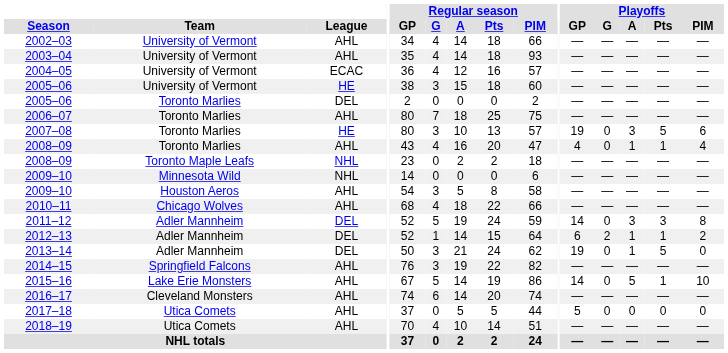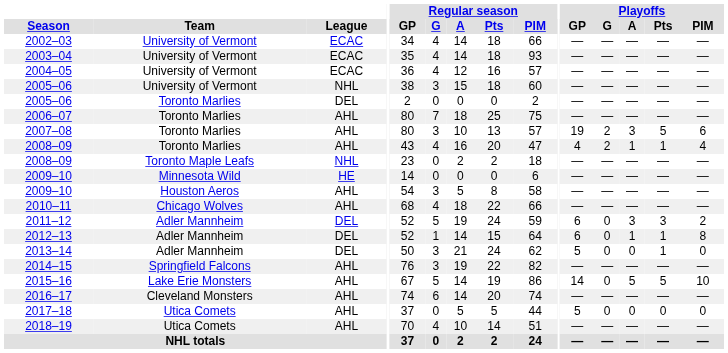(346, 41) AHL -> (346, 41) ECAC
(346, 56) AHL -> (346, 56) ECAC
(346, 86) HE -> (346, 86) NHL
(346, 131) HE -> (346, 131) AHL
(607, 131) 0 -> (607, 131) 2
(607, 146) 0 -> (607, 146) 2
(346, 176) NHL -> (346, 176) HE
(577, 221) 14 -> (577, 221) 6
(703, 221) 8 -> (703, 221) 2
(607, 236) 2 -> (607, 236) 0
(703, 236) 2 -> (703, 236) 8
(577, 251) 19 -> (577, 251) 5
(632, 251) 1 -> (632, 251) 0
(663, 251) 5 -> (663, 251) 1
(663, 281) 1 -> (663, 281) 5
